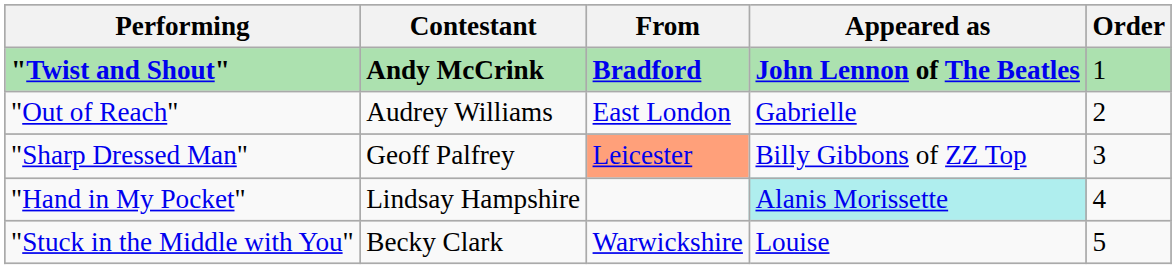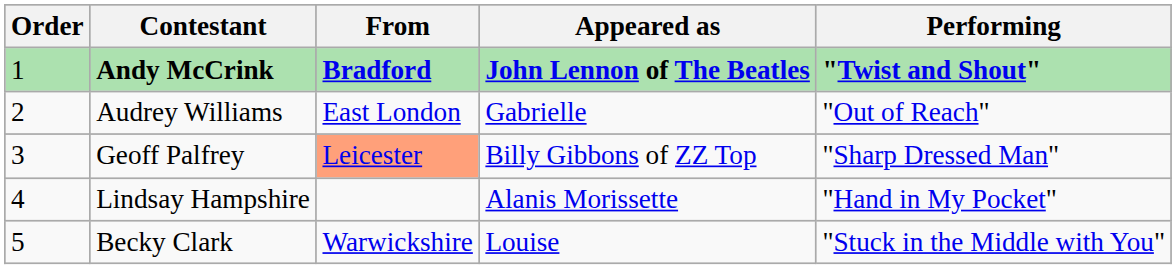columns swapped: (1129, 26) <-> (182, 26)
(852, 198) paleturquoise background -> (582, 198) no background
